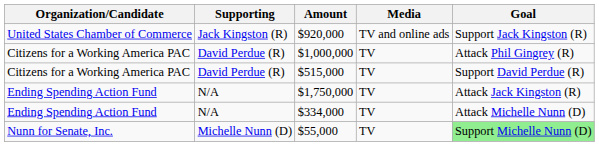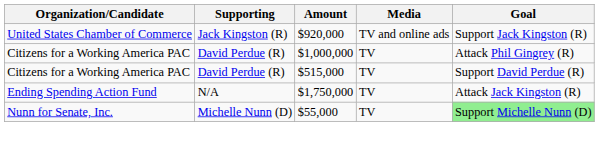- row: (321, 111)
